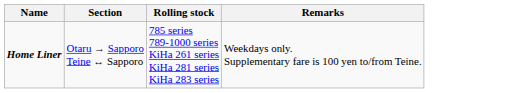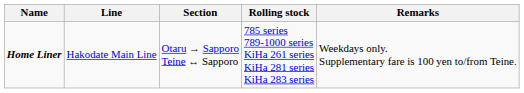+ column: (112, 13)
